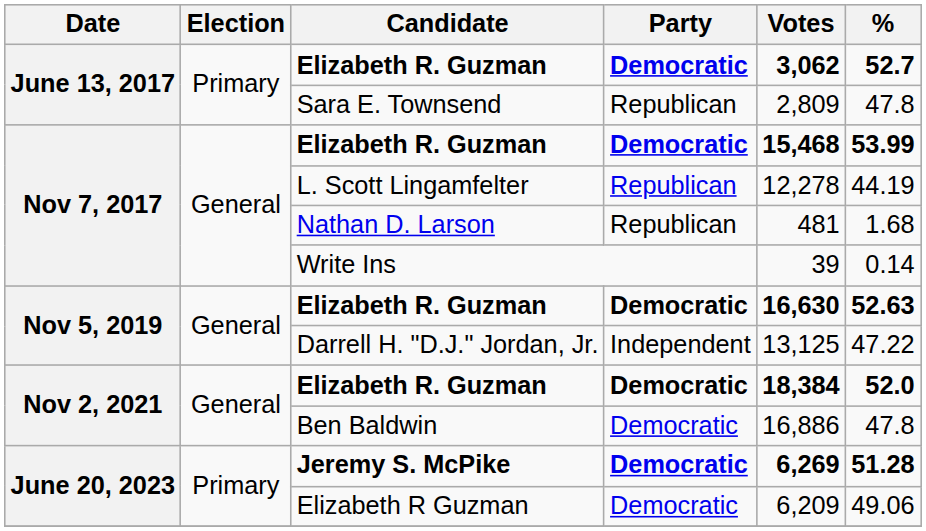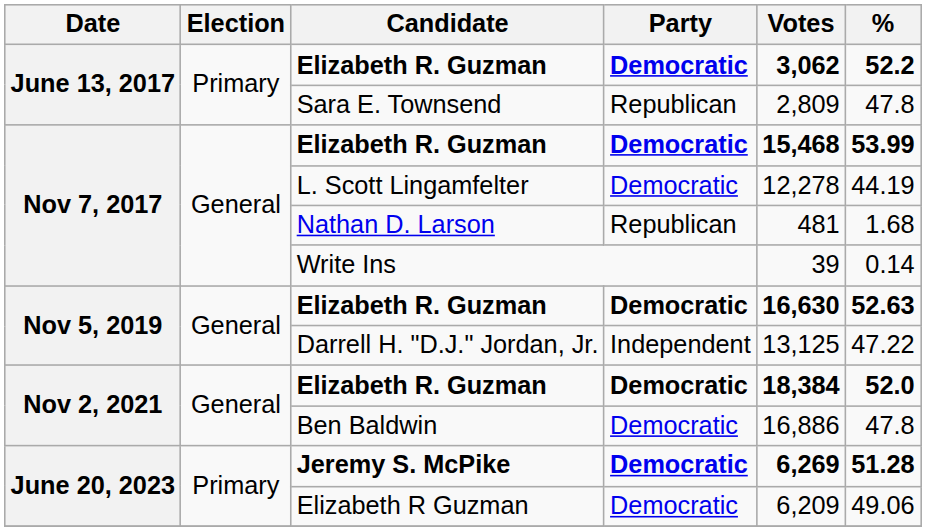(890, 64) 52.7 -> (890, 64) 52.2
(673, 184) Republican -> (674, 184) Democratic
